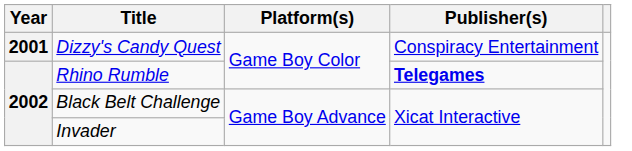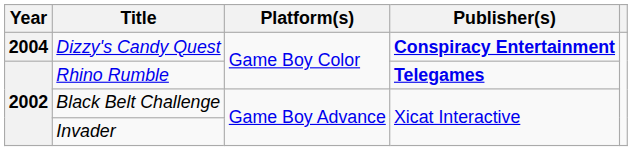(28, 46) 2001 -> (28, 46) 2004
(496, 46) normal -> (505, 46) bold
